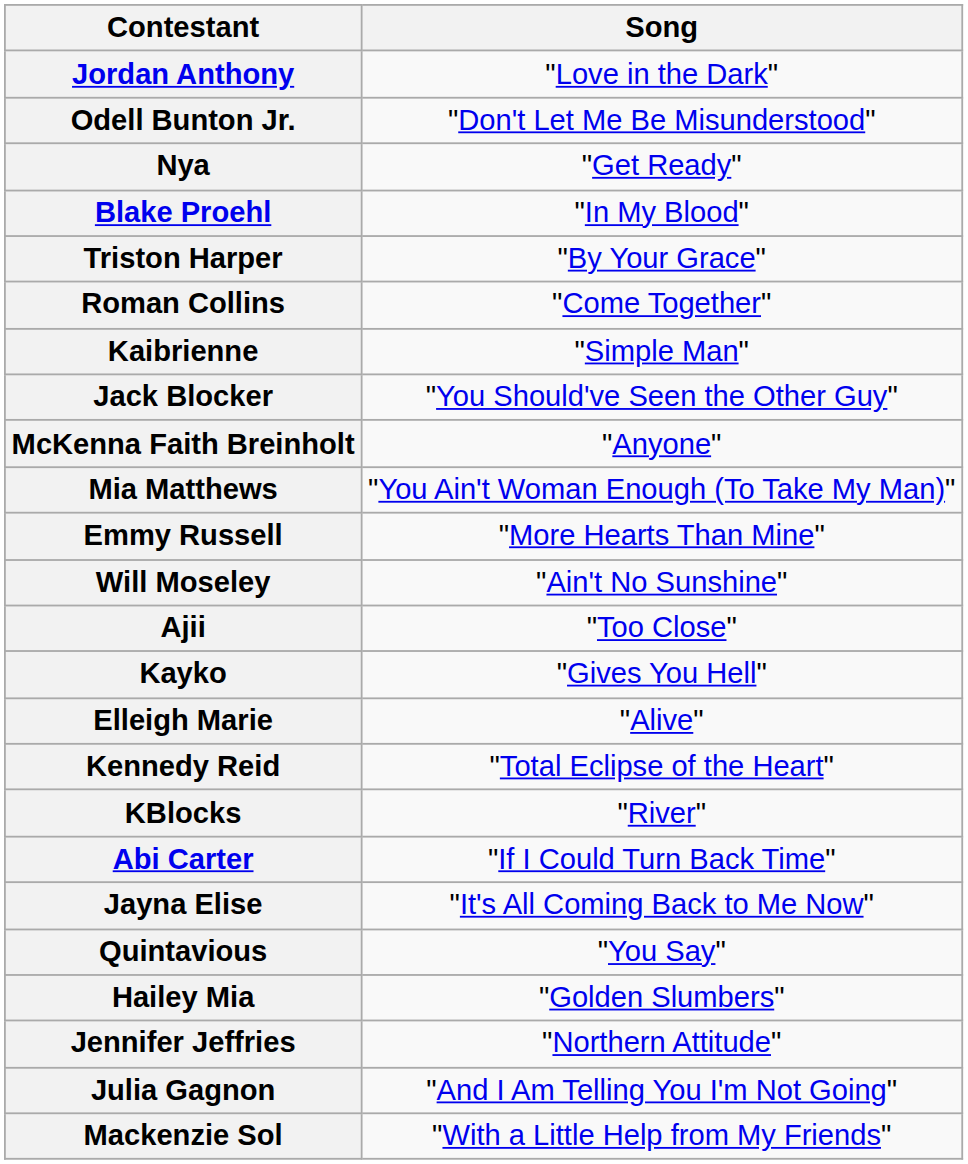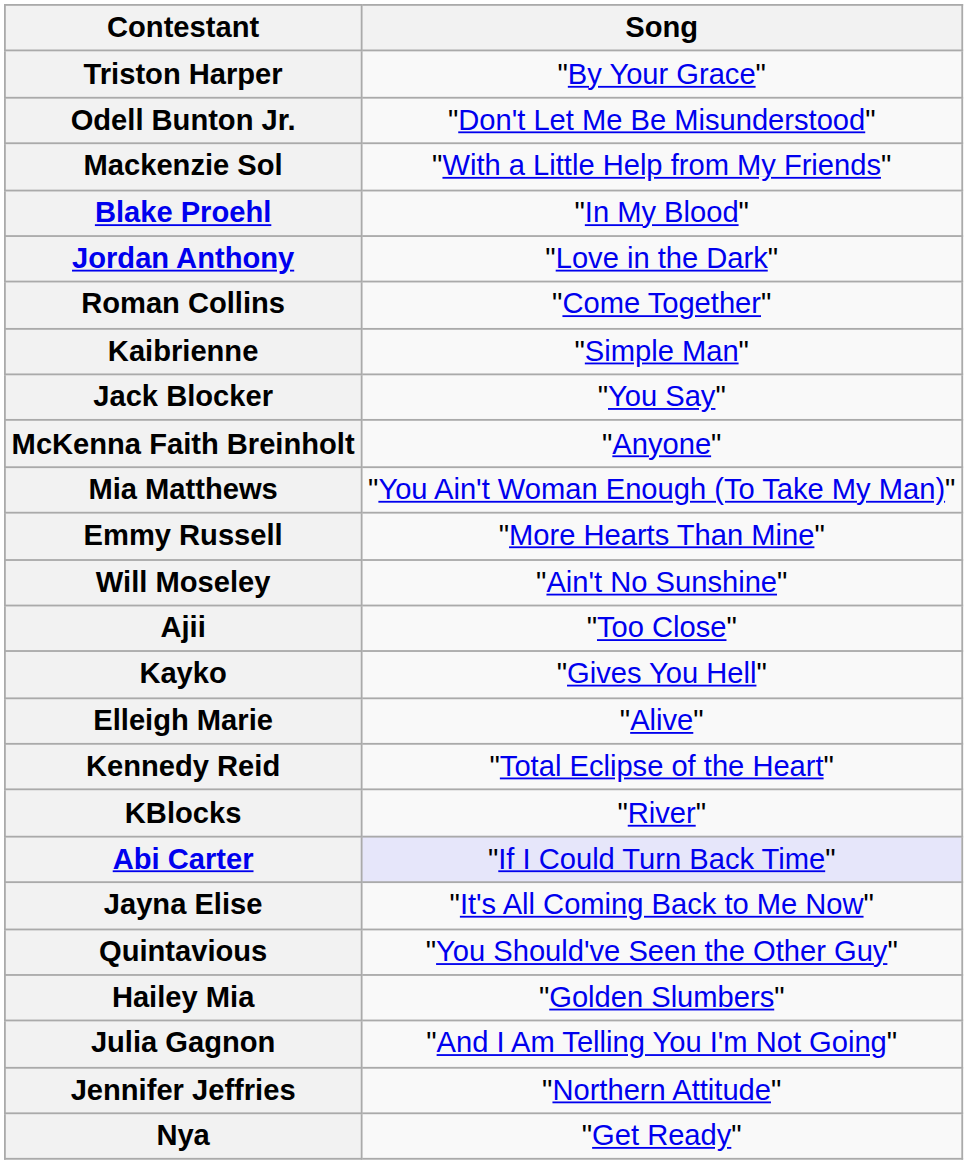rows swapped: (183, 73) <-> (183, 258)
rows swapped: (183, 166) <-> (183, 1135)
(662, 397) "You Should've Seen the Other Guy" -> (662, 397) "You Say"
(662, 858) no background -> (662, 858) lavender background
(662, 951) "You Say" -> (662, 951) "You Should've Seen the Other Guy"
rows swapped: (183, 1043) <-> (183, 1089)
